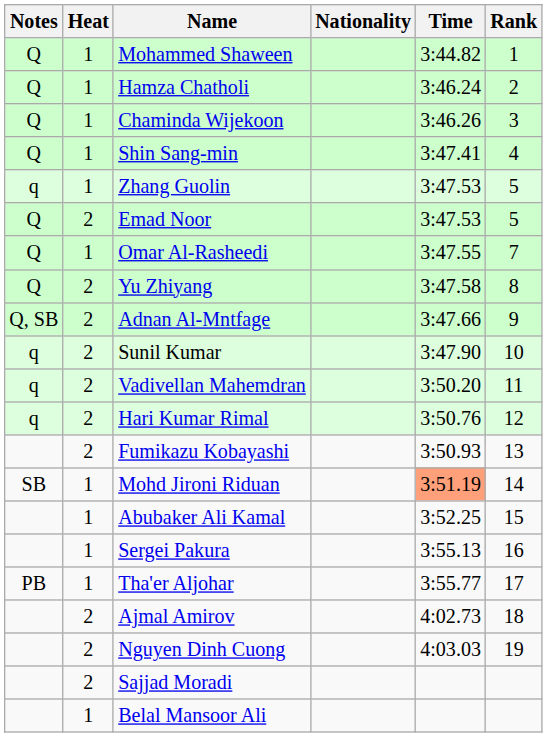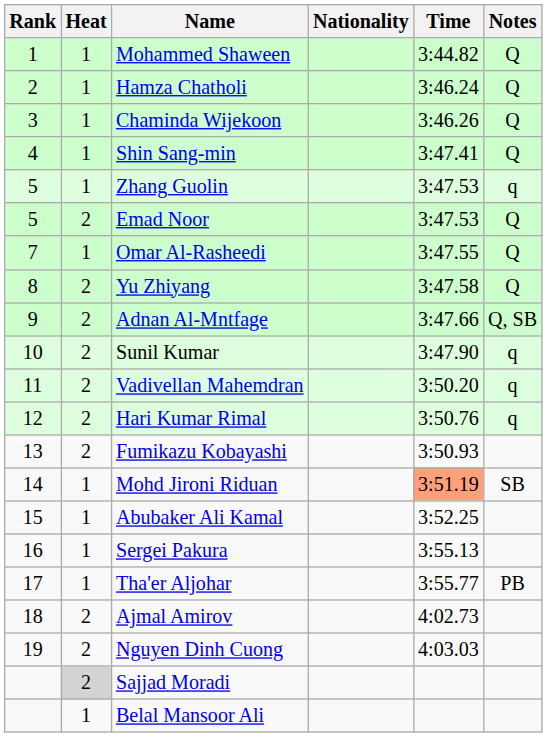columns swapped: (514, 21) <-> (34, 21)
(88, 682) no background -> (86, 682) lightgrey background
